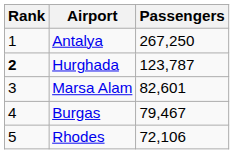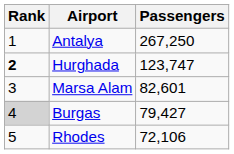(167, 64) 123,787 -> (167, 64) 123,747
(12, 112) no background -> (12, 112) lightgrey background
(163, 112) 79,467 -> (163, 112) 79,427
